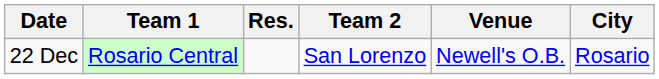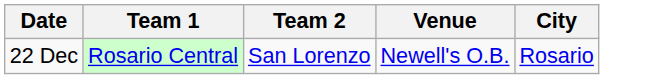- column: (271, 21)
